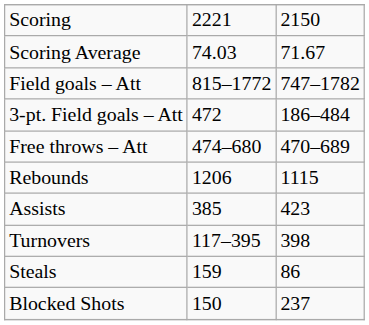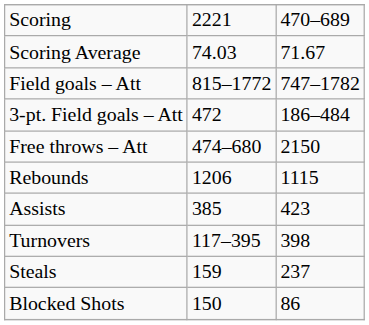(300, 20) 2150 -> (315, 20) 470–689
(315, 146) 470–689 -> (300, 146) 2150
(290, 271) 86 -> (295, 271) 237
(295, 303) 237 -> (290, 303) 86
